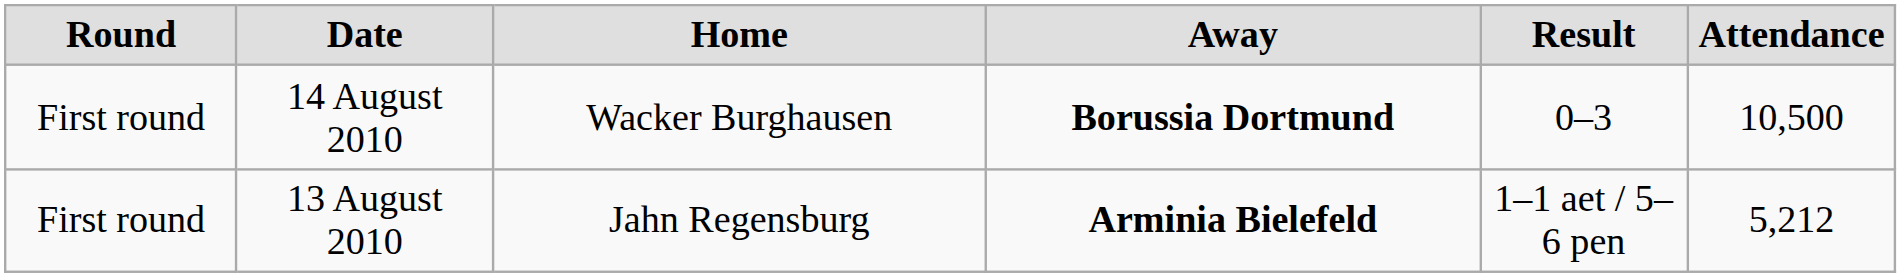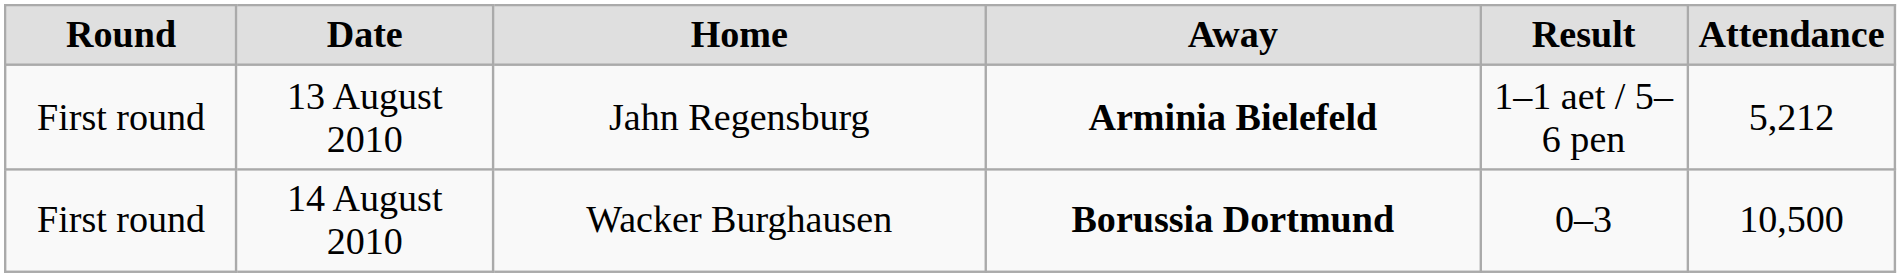rows swapped: (365, 219) <-> (365, 116)
